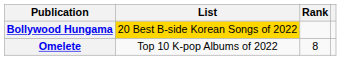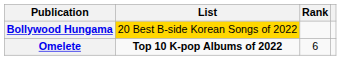(207, 47) normal -> (207, 47) bold
(315, 47) 8 -> (315, 47) 6
